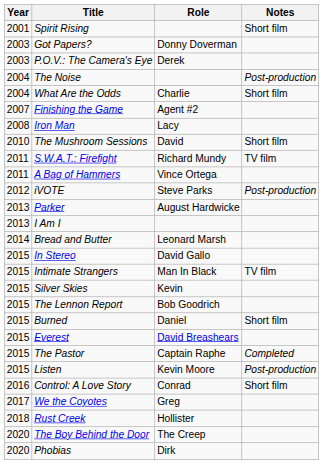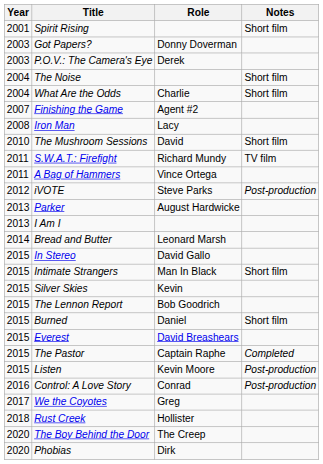(280, 77) Post-production -> (266, 77) Short film
(260, 272) TV film -> (266, 272) Short film
(266, 386) Short film -> (280, 386) Post-production
